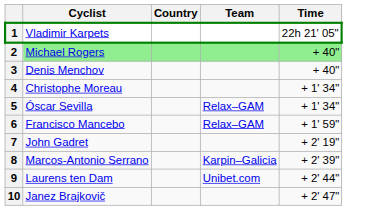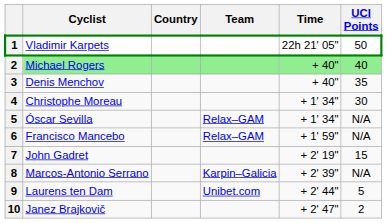+ column: (361, 19)
